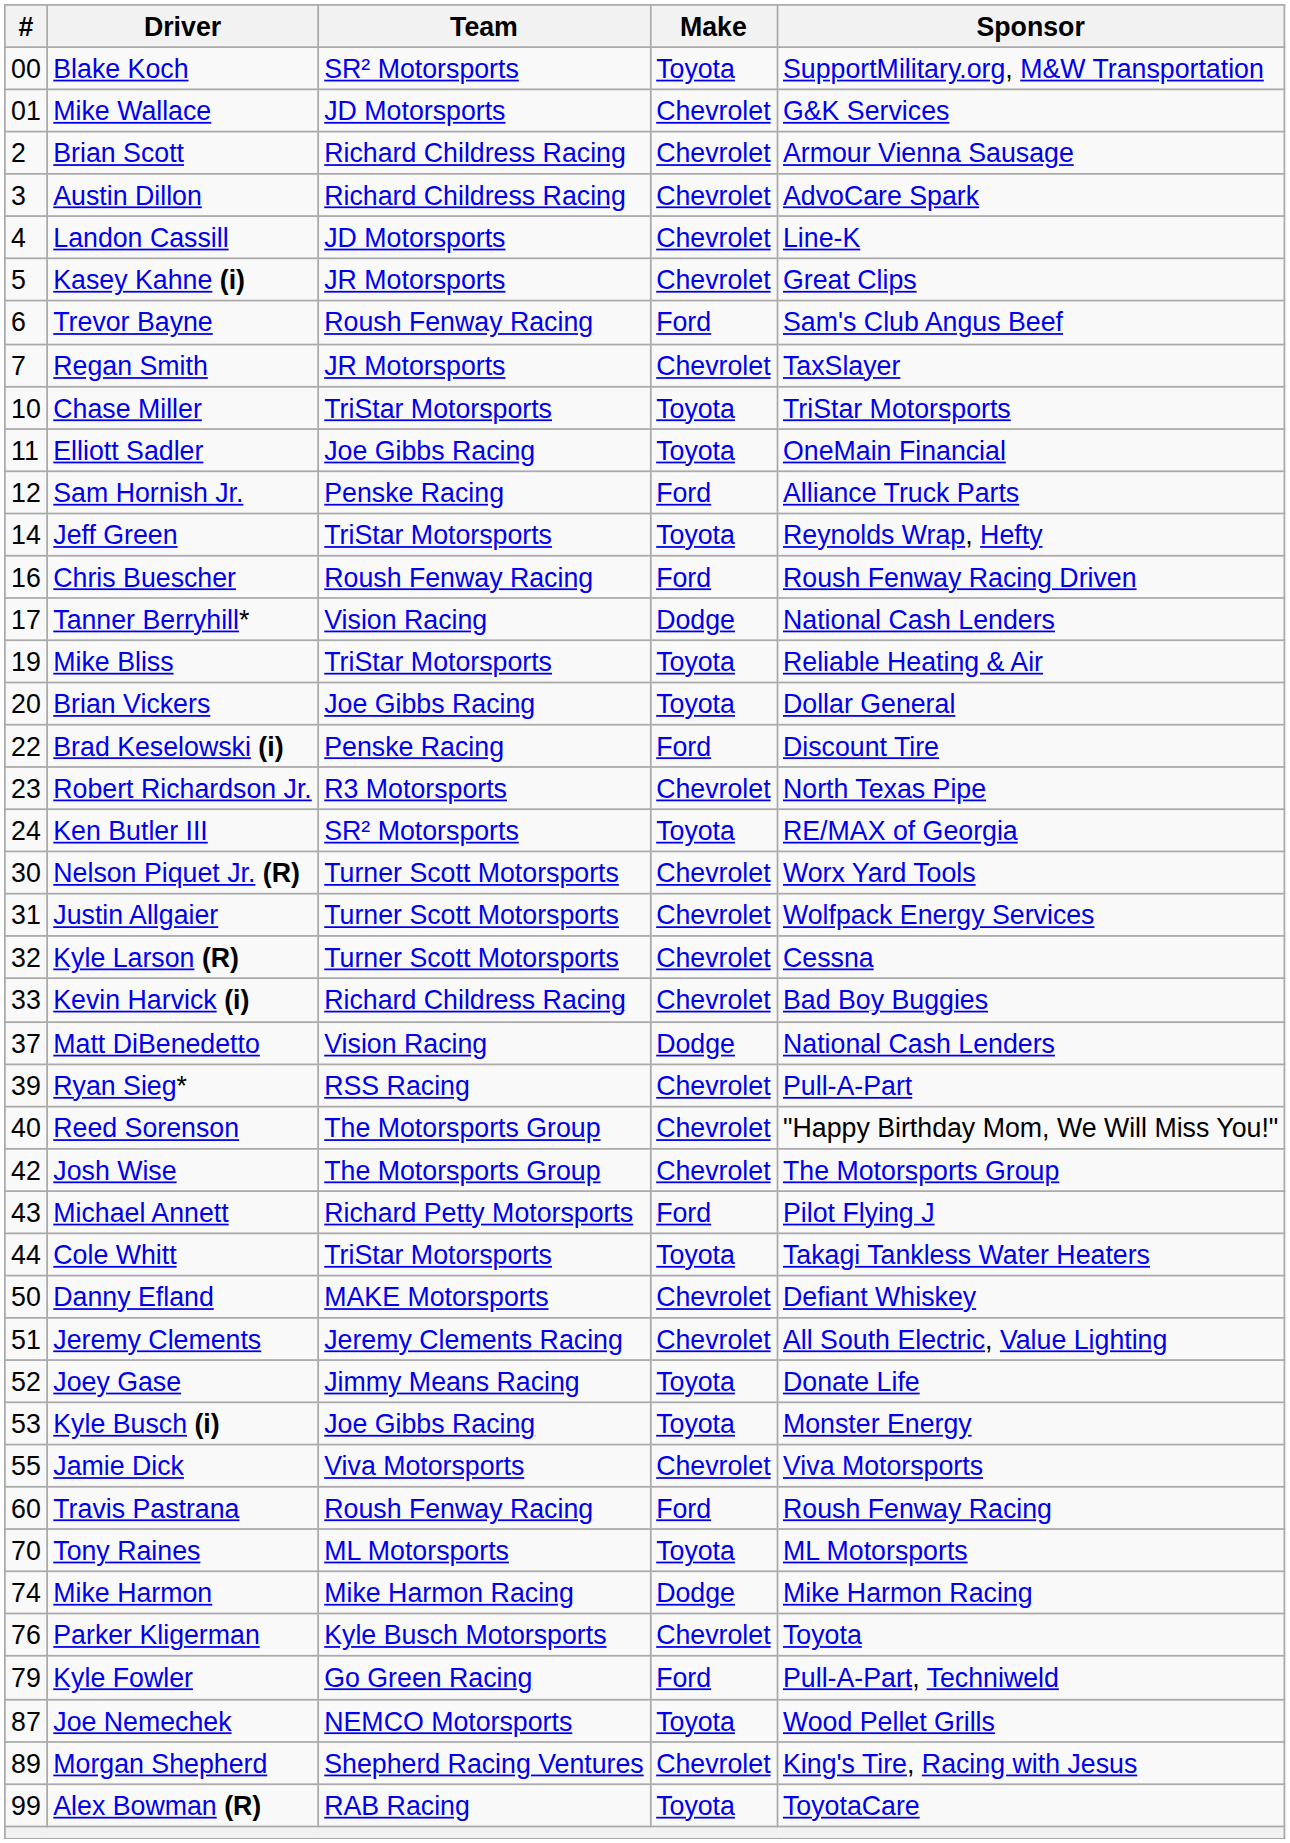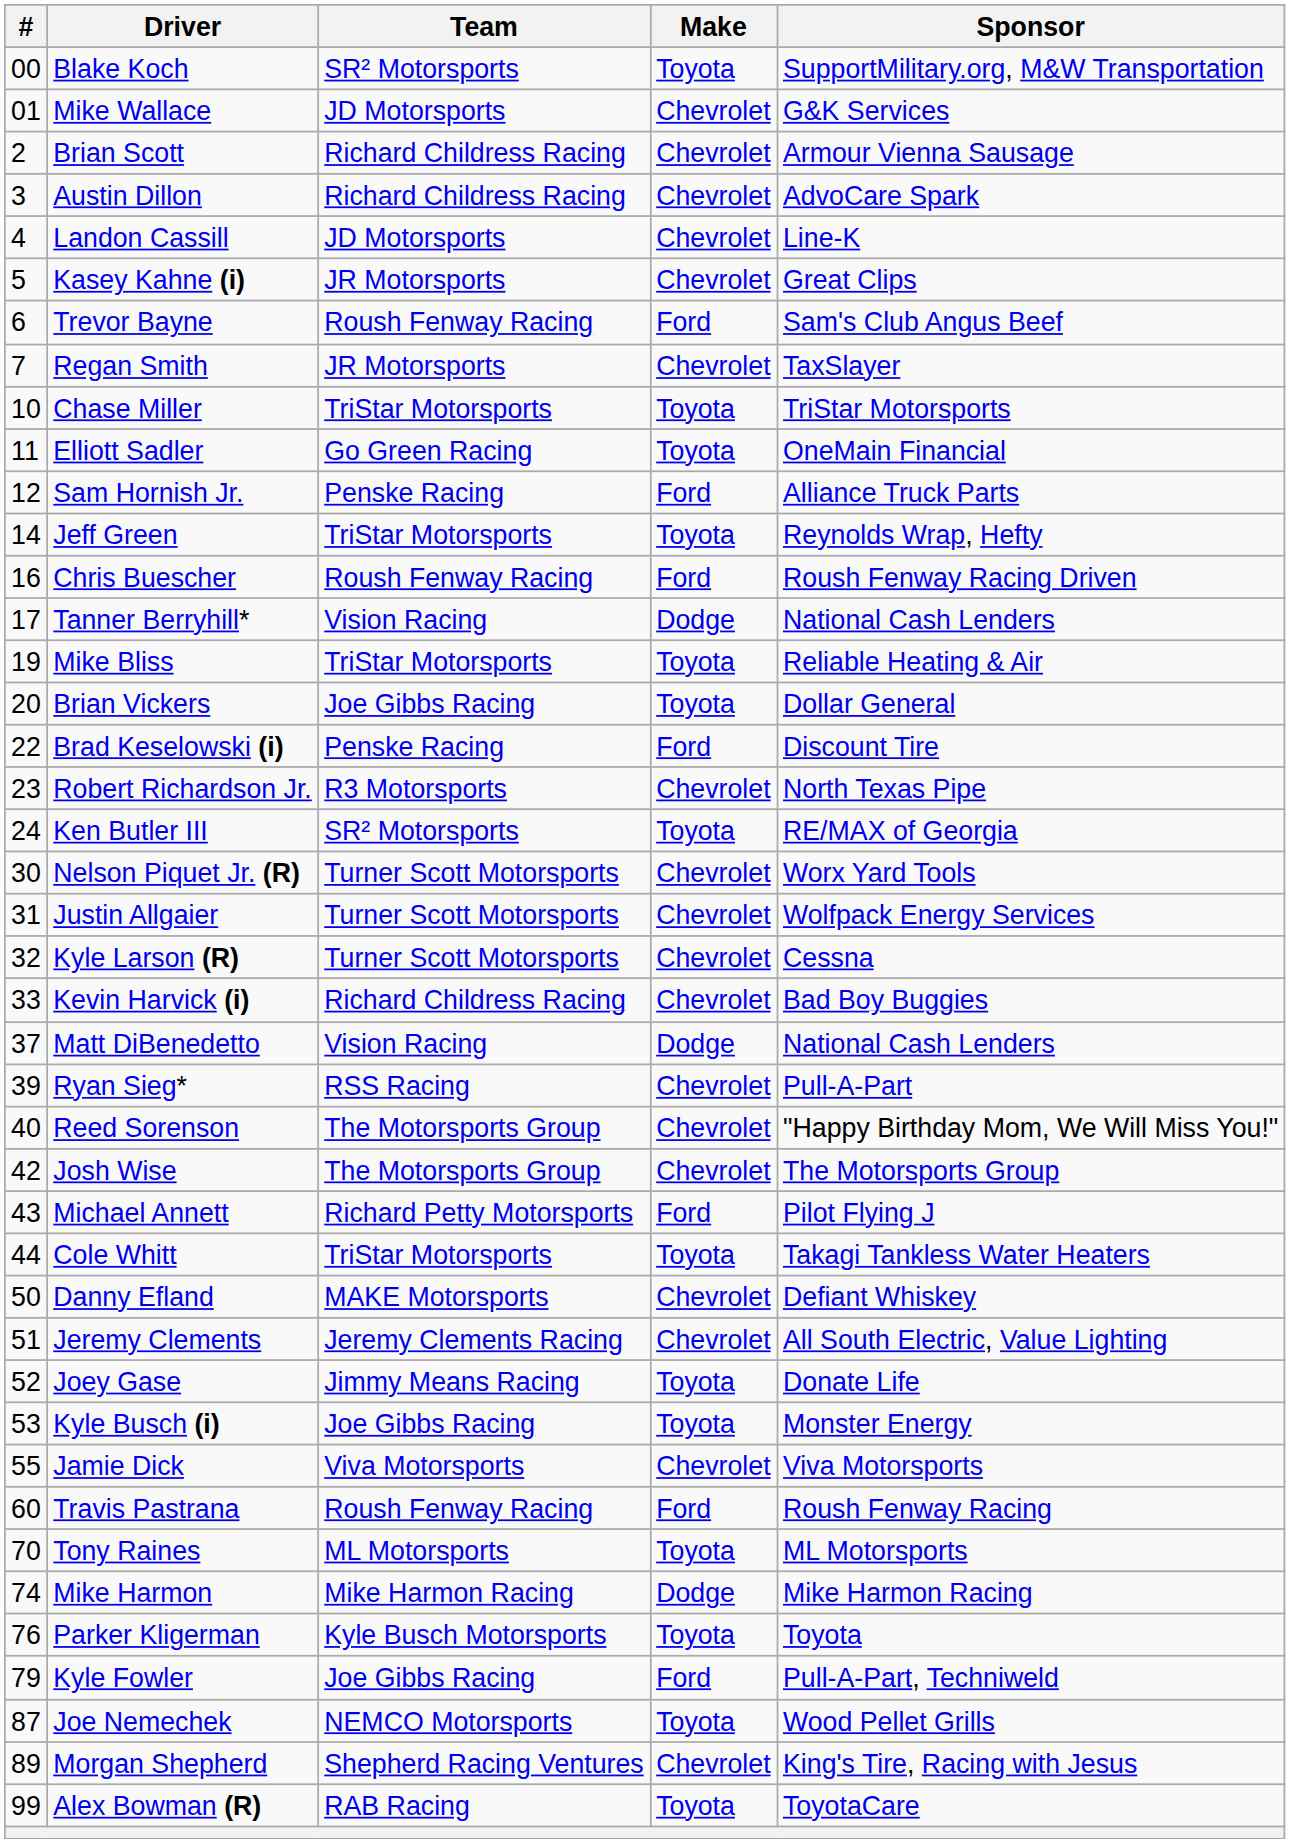(430, 450) Joe Gibbs Racing -> (428, 450) Go Green Racing
(713, 1636) Chevrolet -> (696, 1636) Toyota
(428, 1678) Go Green Racing -> (430, 1678) Joe Gibbs Racing
